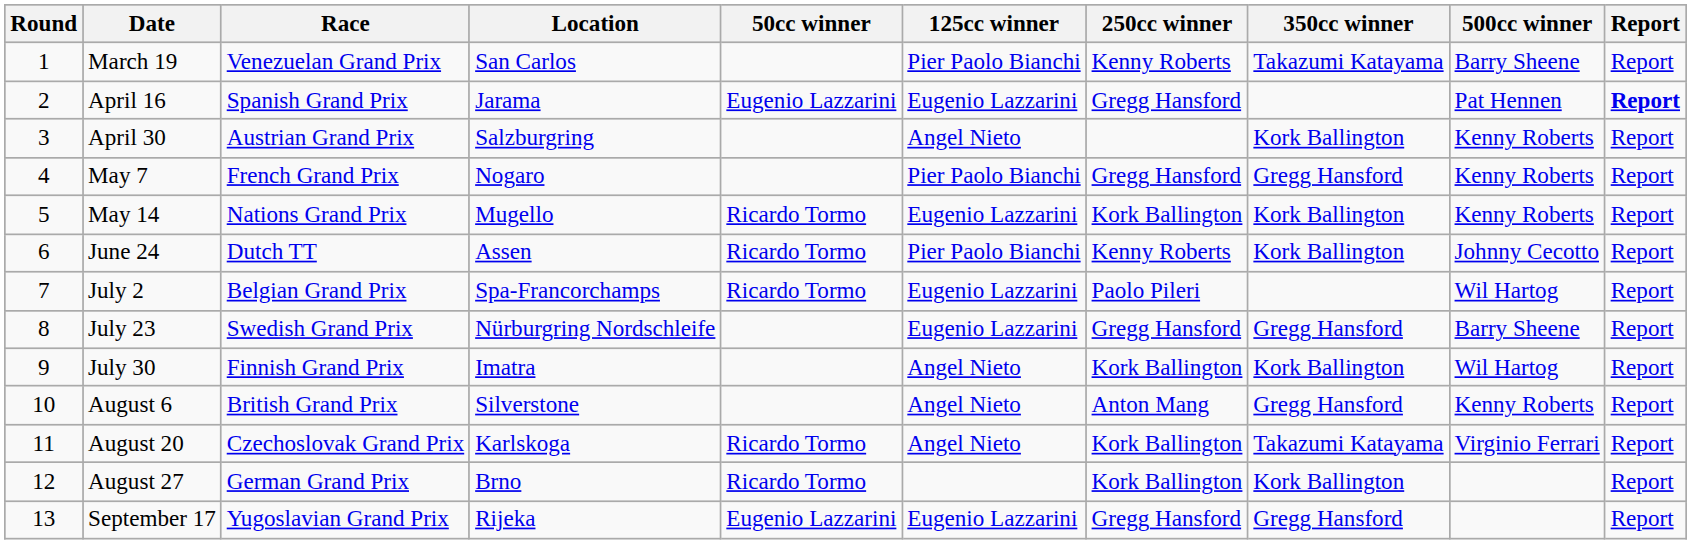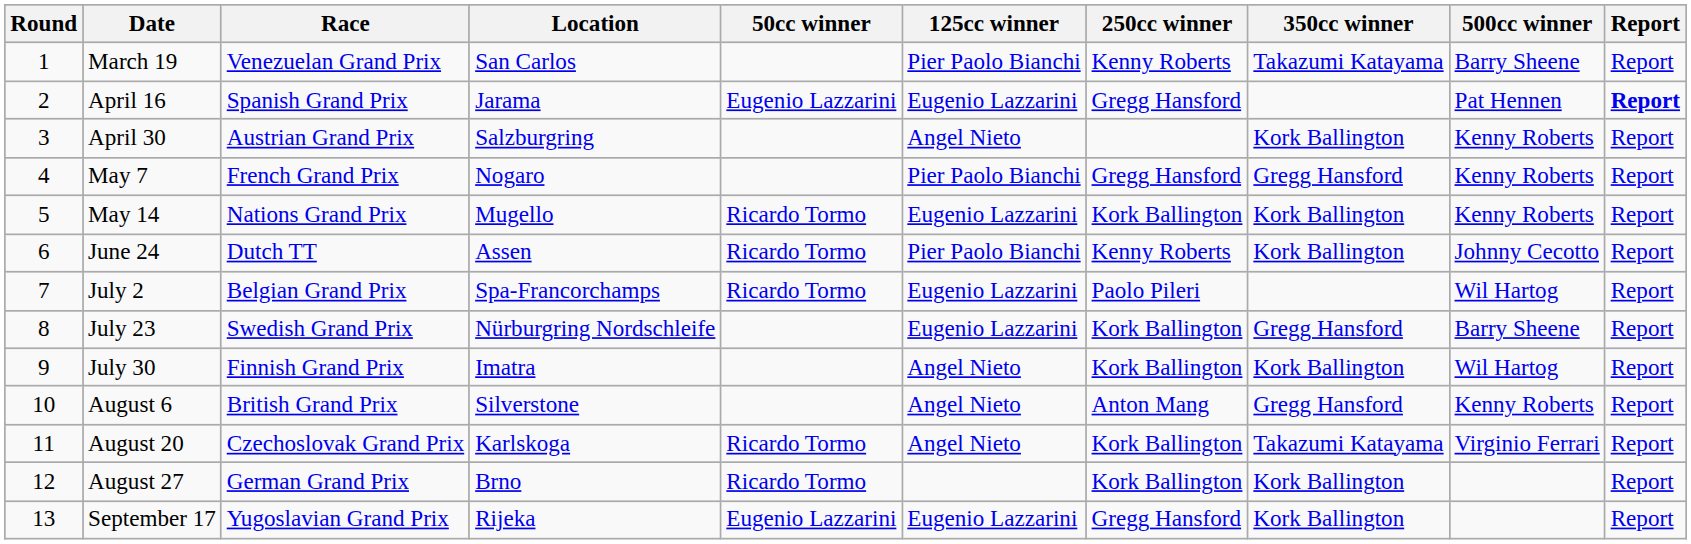(1166, 328) Gregg Hansford -> (1167, 328) Kork Ballington
(1328, 519) Gregg Hansford -> (1329, 519) Kork Ballington
